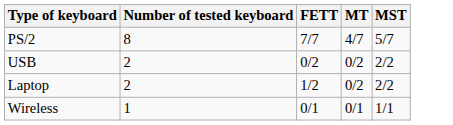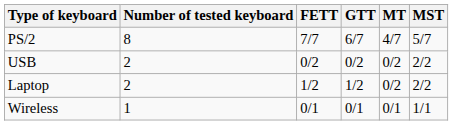+ column: (360, 16)
